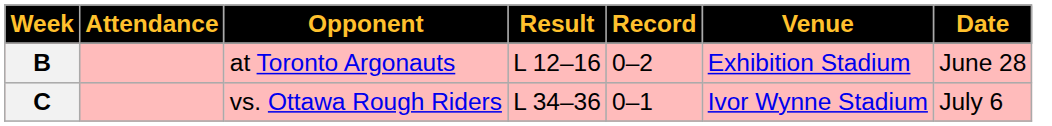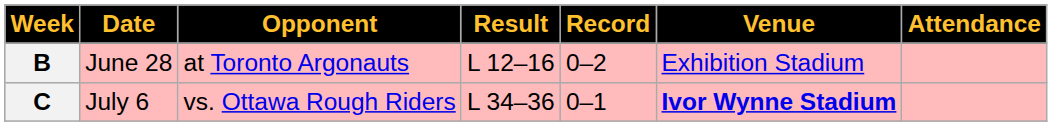columns swapped: (983, 23) <-> (152, 23)
(818, 101) normal -> (779, 101) bold
